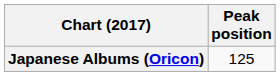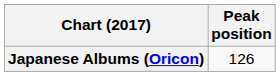(241, 58) 125 -> (241, 58) 126
